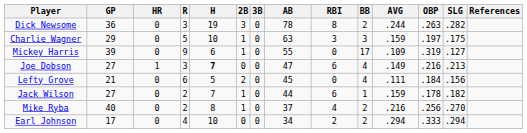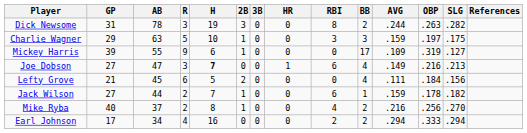columns swapped: (288, 11) <-> (157, 11)
(110, 25) 36 -> (110, 25) 31
(213, 121) 10 -> (213, 121) 16
